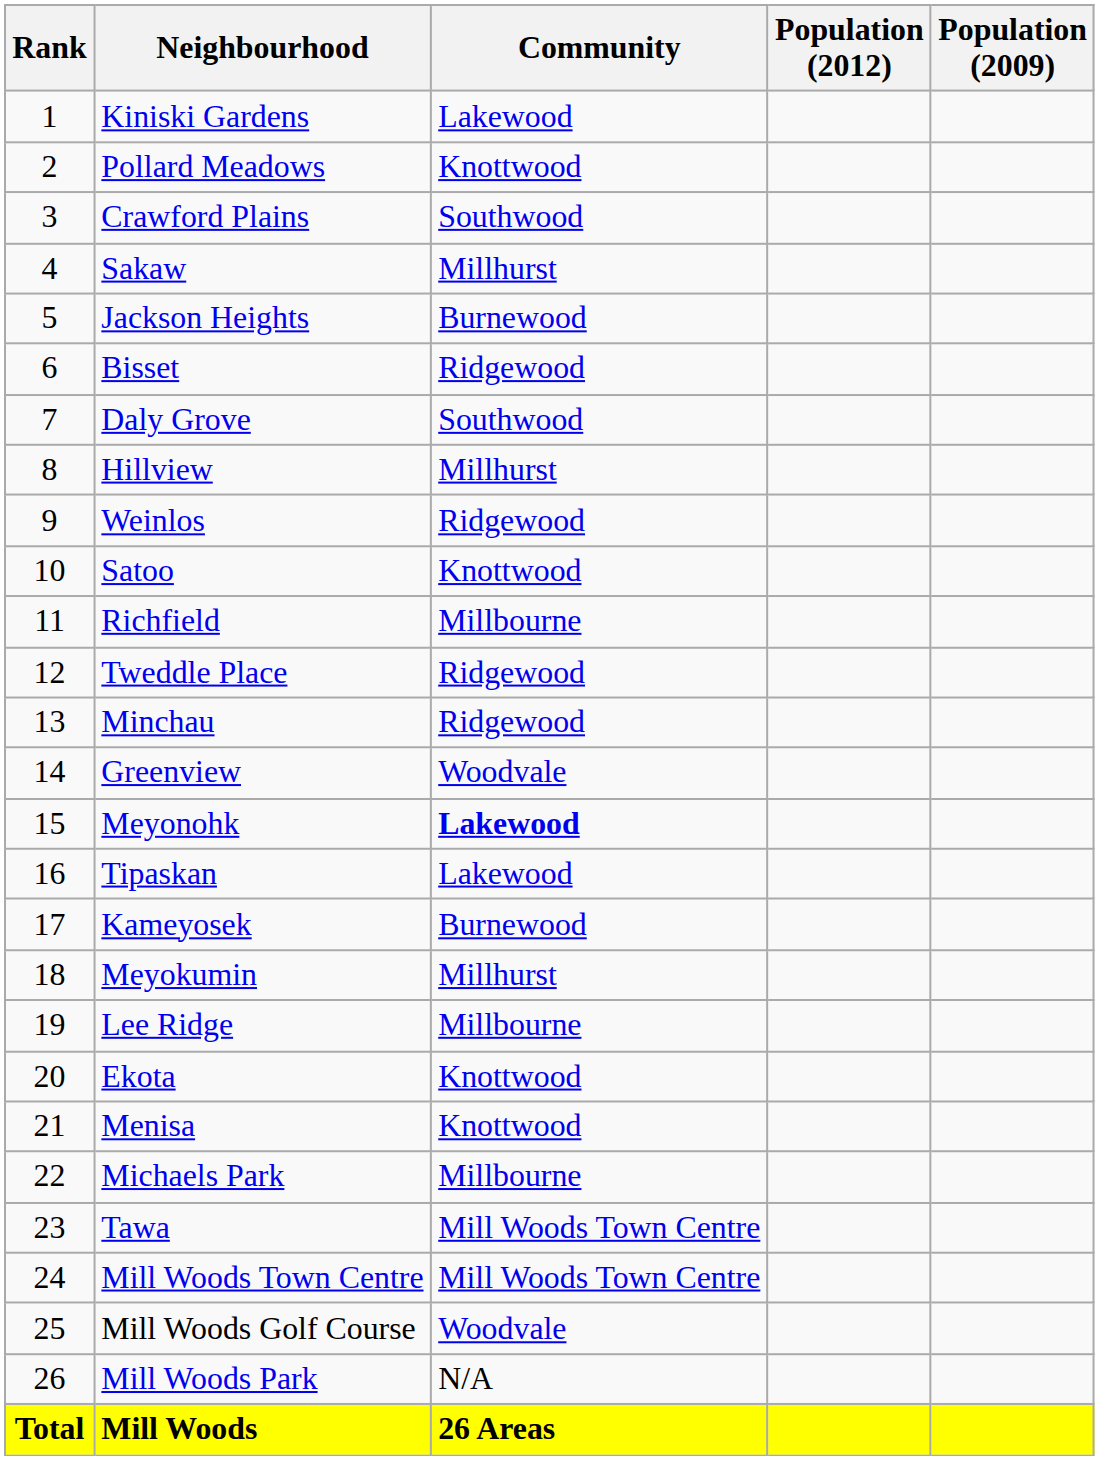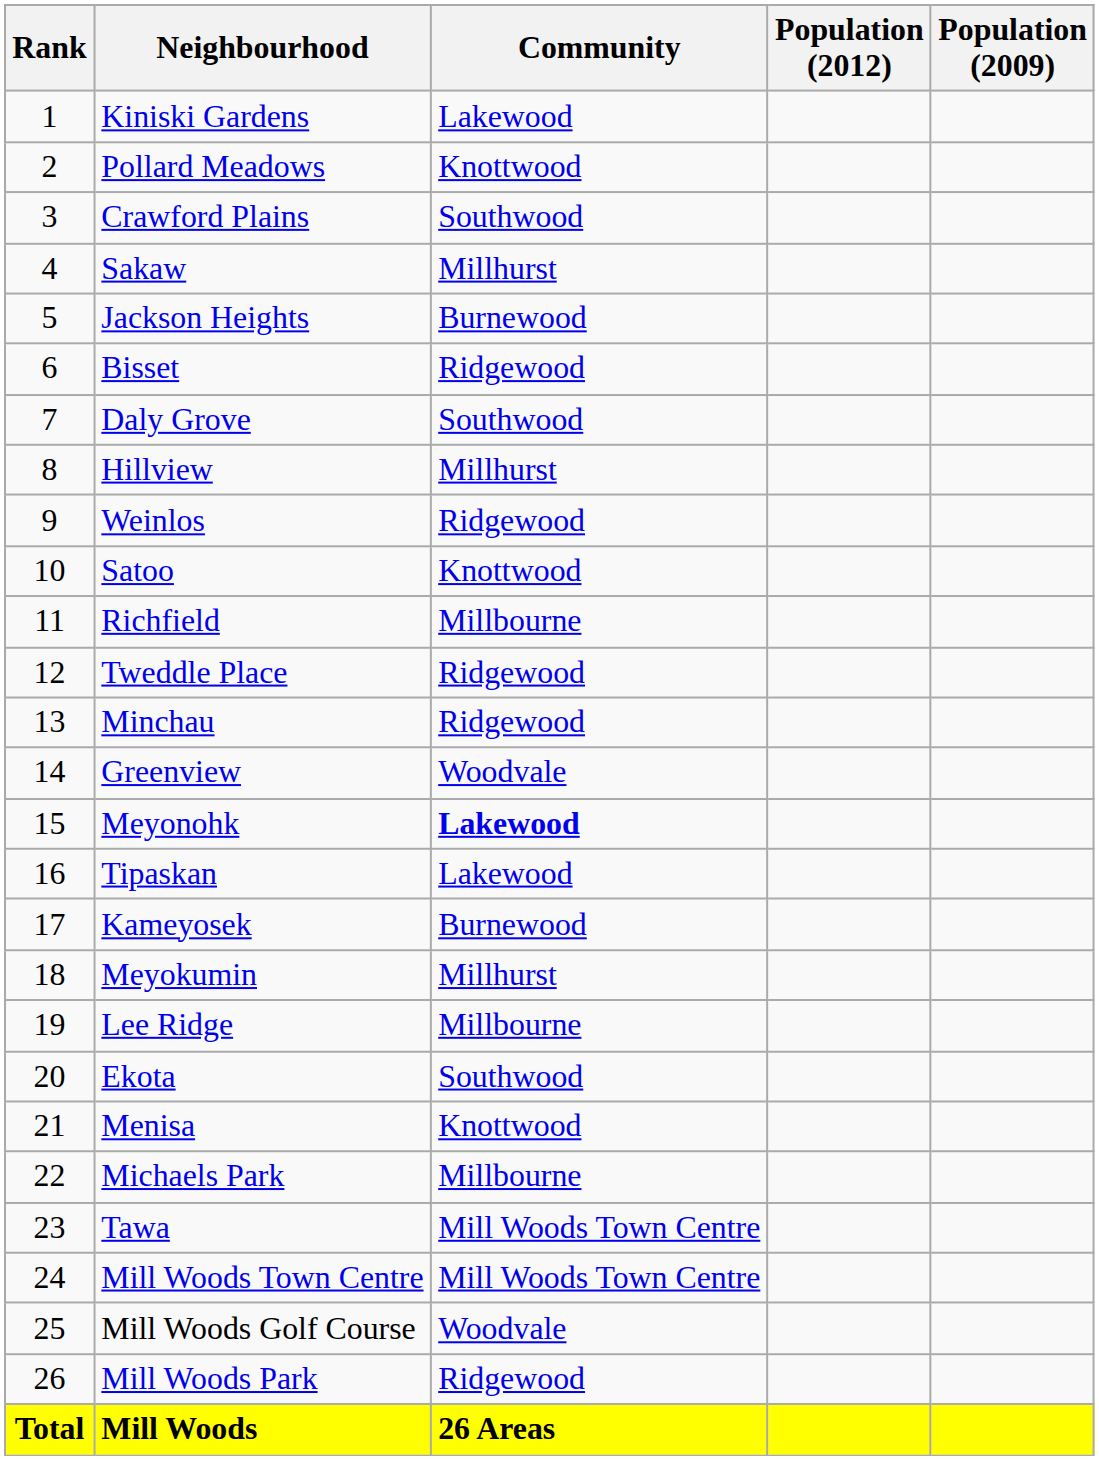(510, 1075) Knottwood -> (511, 1075) Southwood
(466, 1378) N/A -> (512, 1378) Ridgewood
